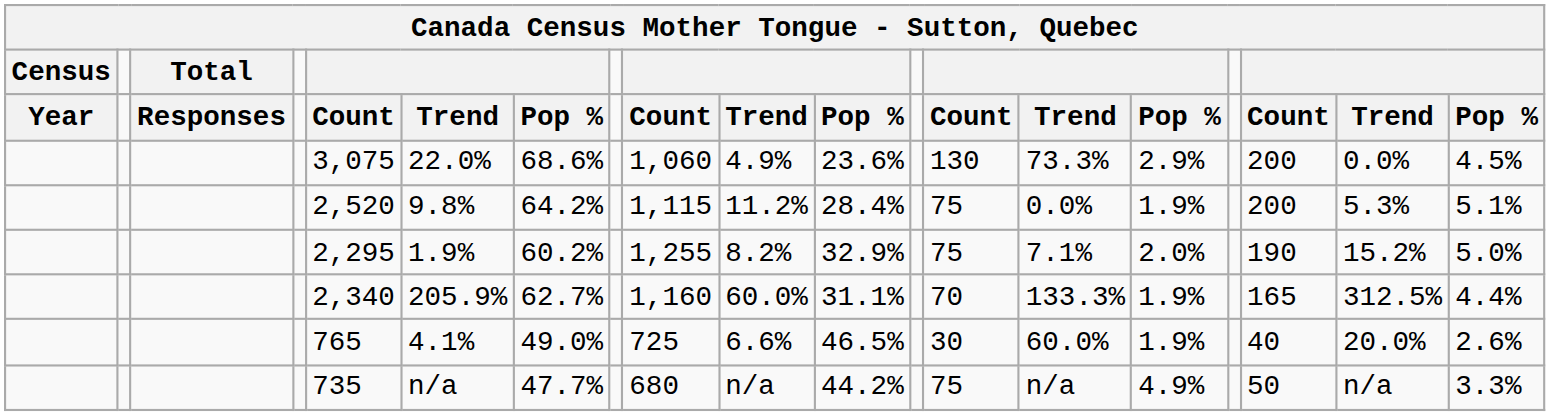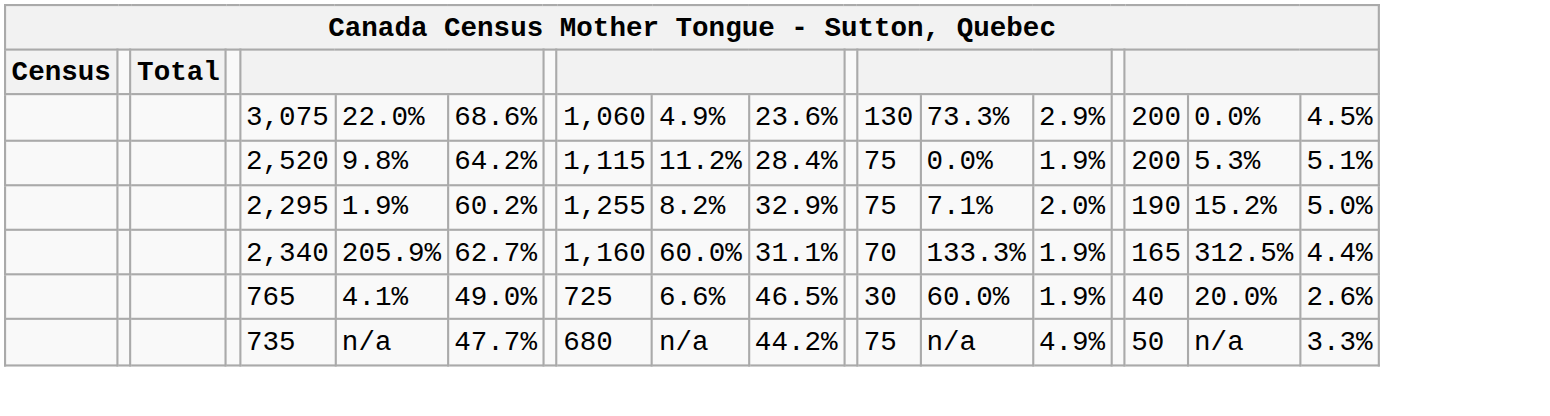- row: (61, 117)
